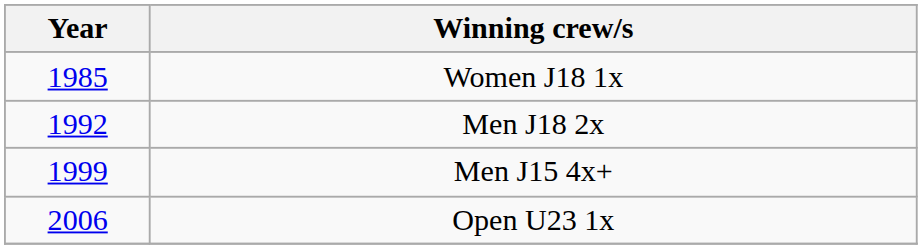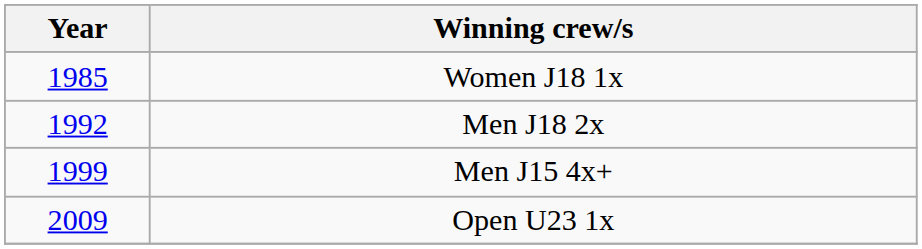(78, 219) 2006 -> (78, 219) 2009
